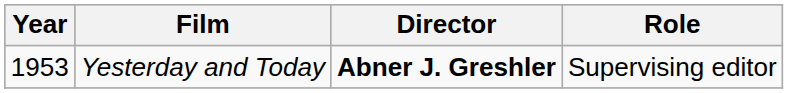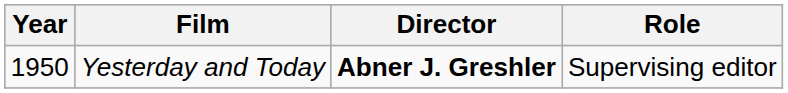(40, 66) 1953 -> (40, 66) 1950
